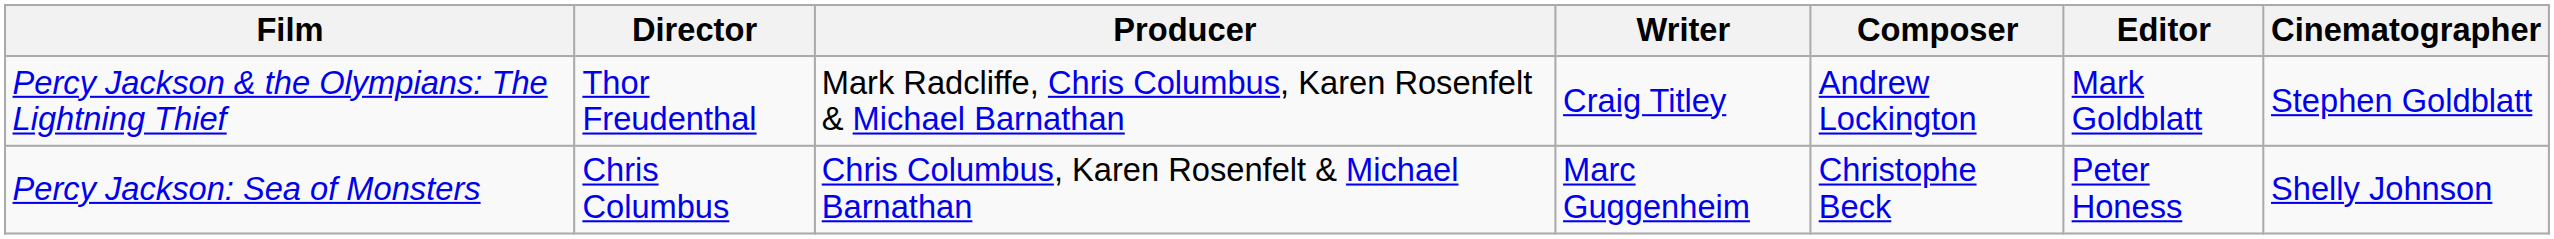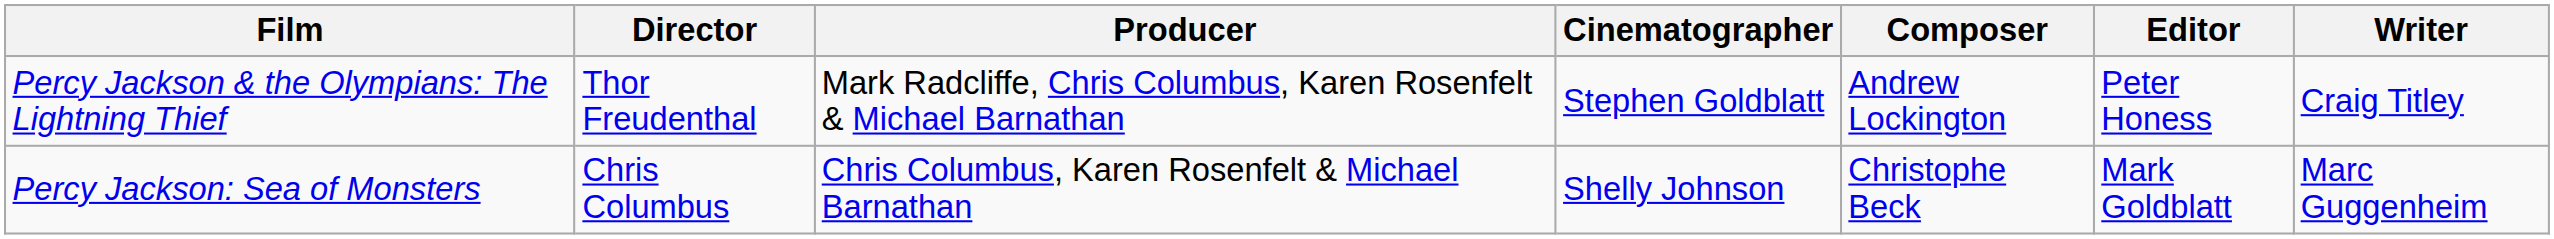columns swapped: (1683, 30) <-> (2406, 30)
(2137, 100) Mark Goldblatt -> (2157, 100) Peter Honess
(2127, 188) Peter Honess -> (2167, 188) Mark Goldblatt
